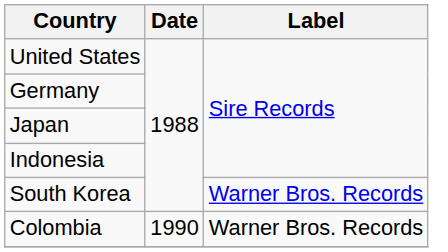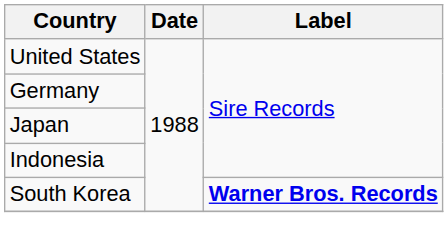(316, 194) normal -> (323, 194) bold
- row: (56, 228)
